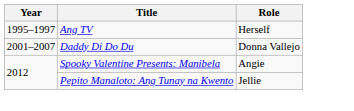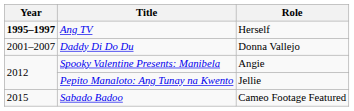(31, 30) normal -> (31, 30) bold
+ row: (91, 98)
